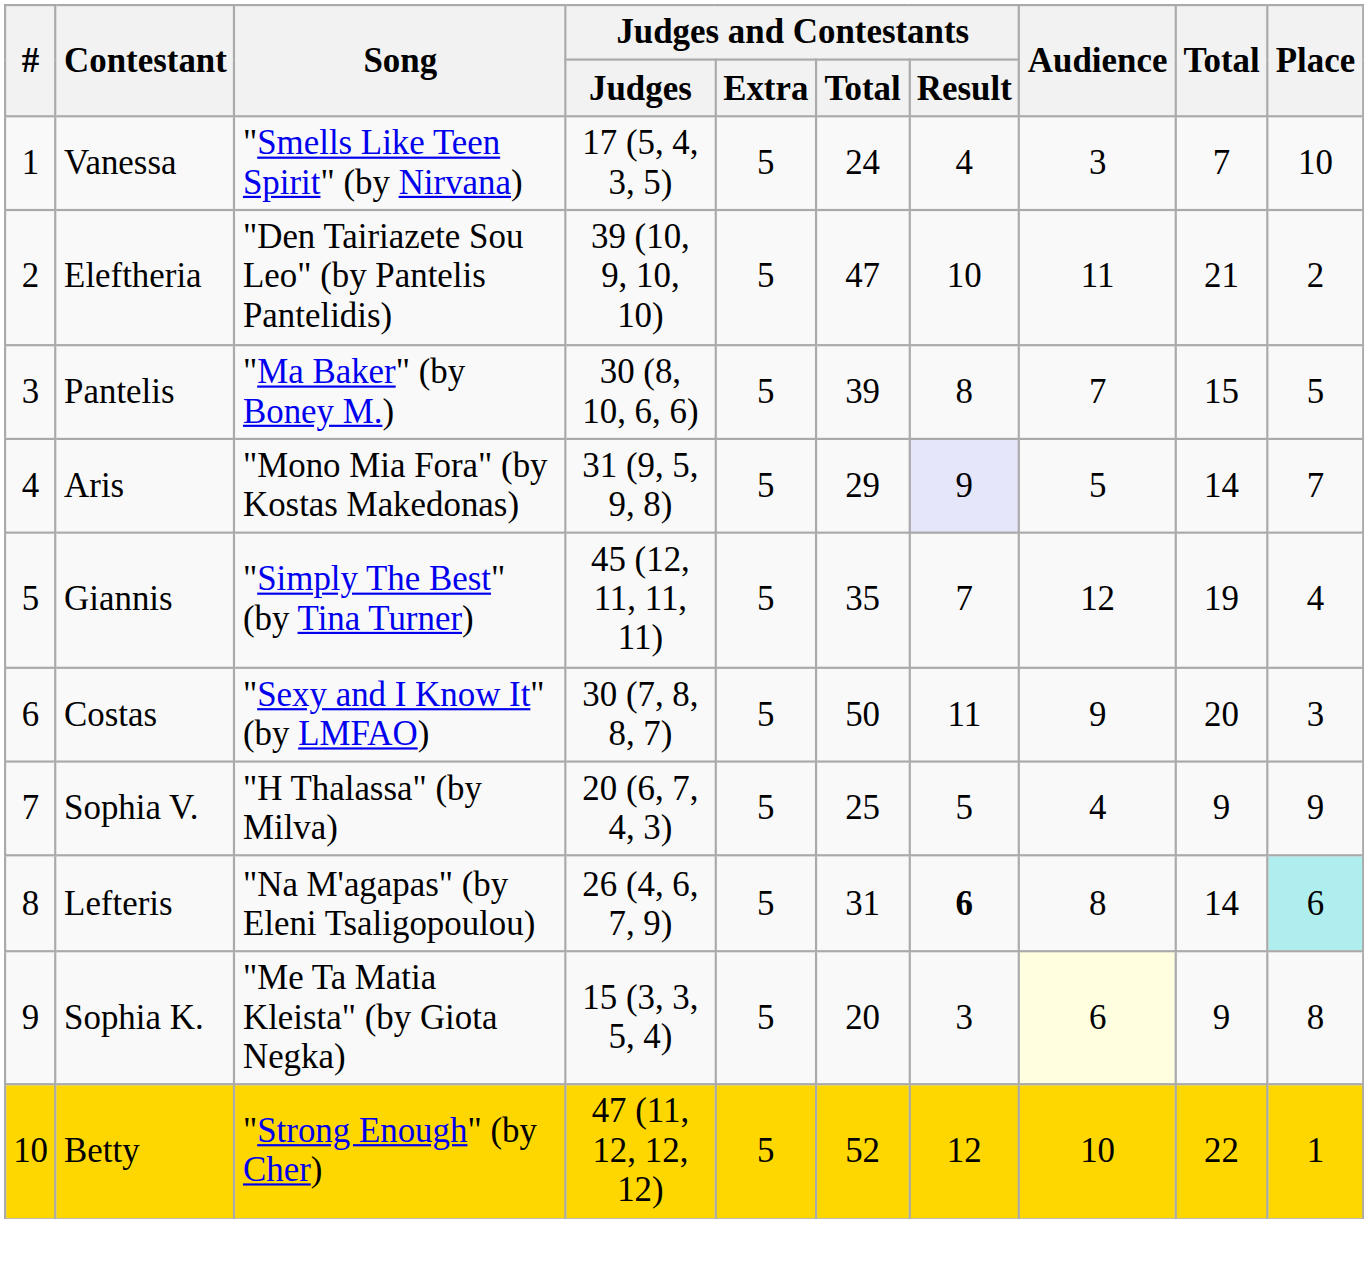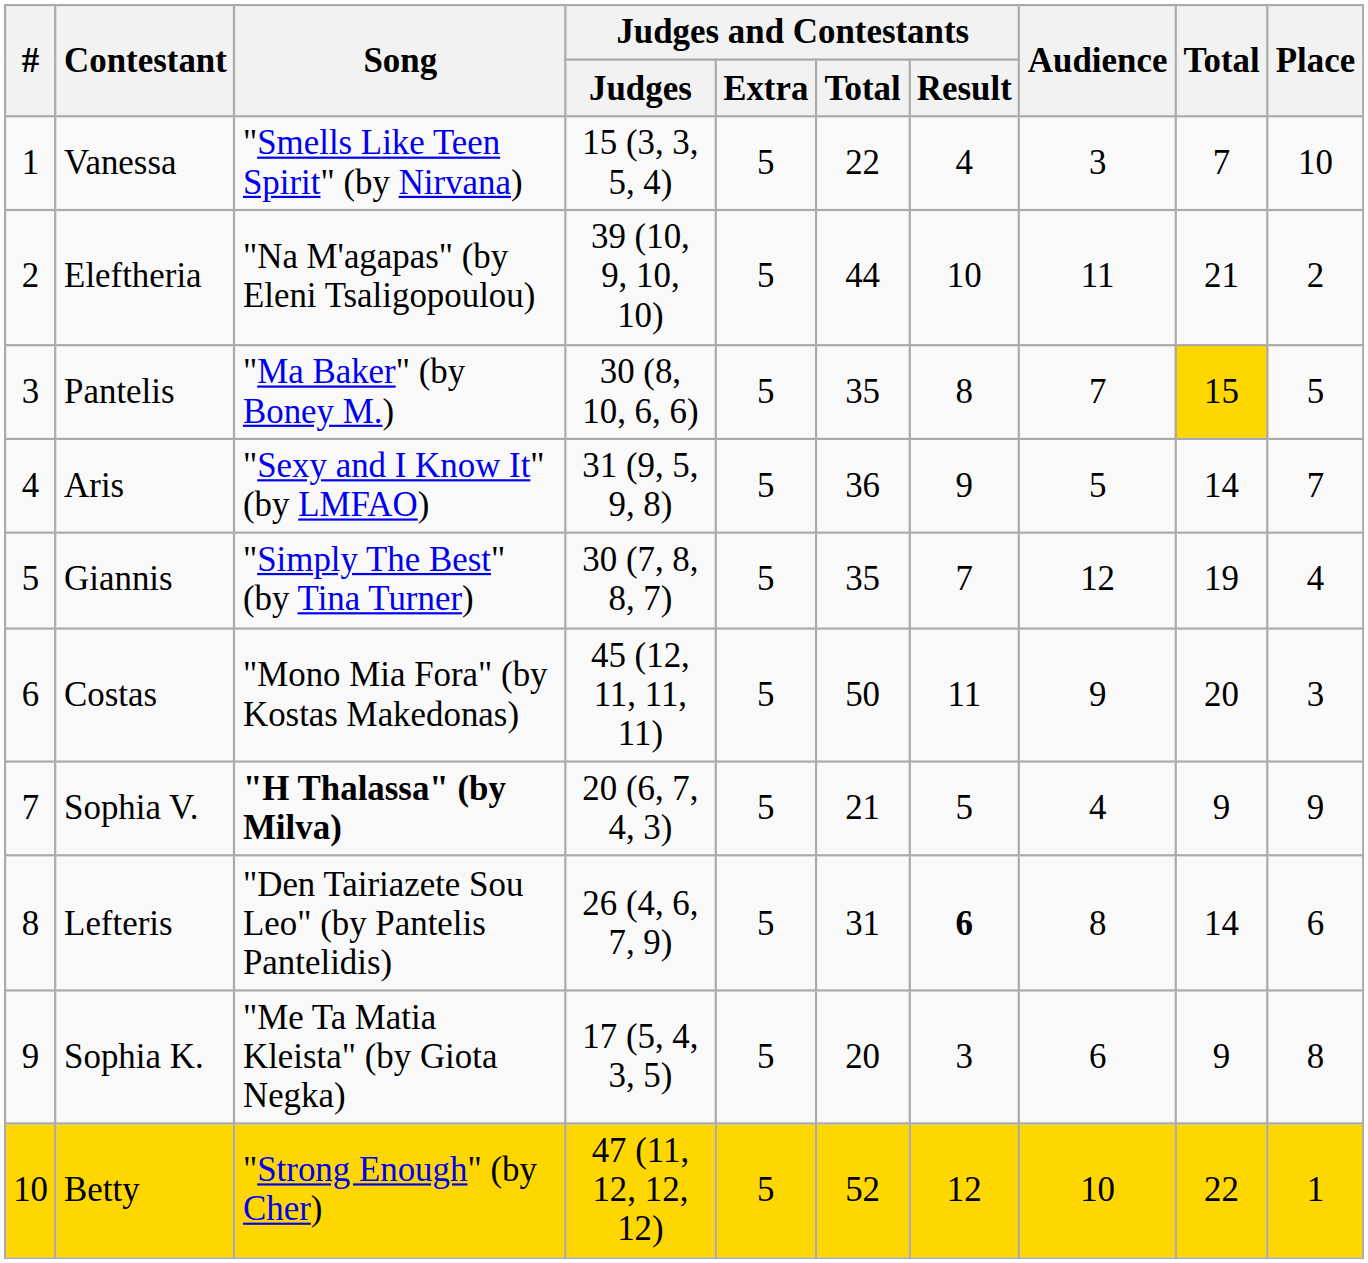(640, 162) 17 (5, 4, 3, 5) -> (640, 162) 15 (3, 3, 5, 4)
(863, 162) 24 -> (863, 162) 22
(383, 276) "Den Tairiazete Sou Leo" (by Pantelis Pantelidis) -> (389, 276) "Na M'agapas" (by Eleni Tsaligopoulou)
(863, 276) 47 -> (863, 276) 44
(863, 390) 39 -> (863, 390) 35
(1222, 390) no background -> (1222, 390) gold background
(395, 485) "Mono Mia Fora" (by Kostas Makedonas) -> (394, 485) "Sexy and I Know It" (by LMFAO)
(863, 485) 29 -> (863, 485) 36
(964, 485) lavender background -> (964, 485) no background
(640, 599) 45 (12, 11, 11, 11) -> (640, 579) 30 (7, 8, 8, 7)
(394, 713) "Sexy and I Know It" (by LMFAO) -> (395, 694) "Mono Mia Fora" (by Kostas Makedonas)
(640, 713) 30 (7, 8, 8, 7) -> (640, 694) 45 (12, 11, 11, 11)
(362, 808) normal -> (374, 808) bold
(863, 808) 25 -> (863, 808) 21
(389, 902) "Na M'agapas" (by Eleni Tsaligopoulou) -> (383, 922) "Den Tairiazete Sou Leo" (by Pantelis Pantelidis)
(1315, 902) paleturquoise background -> (1315, 922) no background
(640, 1016) 15 (3, 3, 5, 4) -> (640, 1056) 17 (5, 4, 3, 5)
(1098, 1016) lightyellow background -> (1098, 1056) no background
